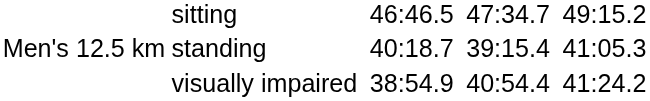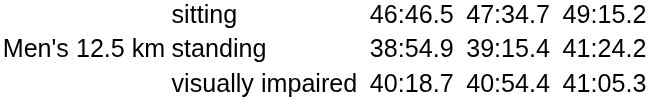(412, 49) 40:18.7 -> (412, 49) 38:54.9
(604, 49) 41:05.3 -> (604, 49) 41:24.2
(412, 83) 38:54.9 -> (412, 83) 40:18.7
(604, 83) 41:24.2 -> (604, 83) 41:05.3
